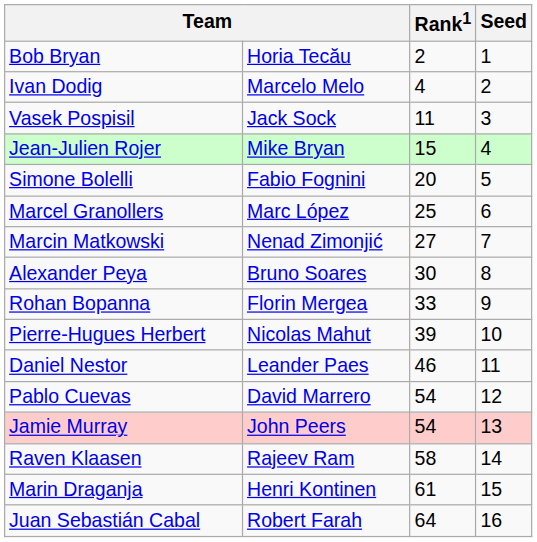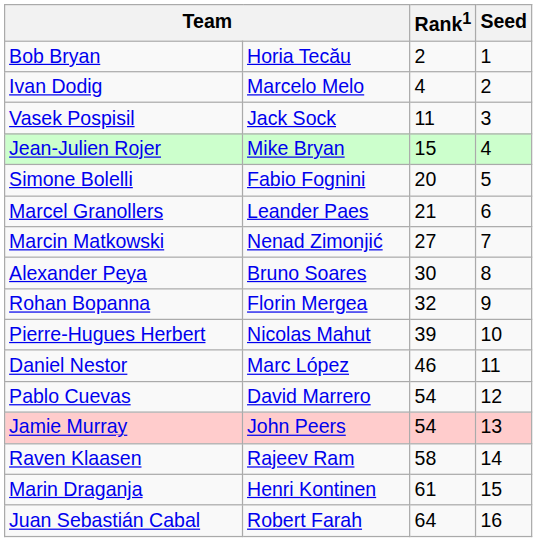(298, 211) Marc López -> (308, 211) Leander Paes
(425, 211) 25 -> (425, 211) 21
(425, 303) 33 -> (425, 303) 32
(308, 365) Leander Paes -> (298, 365) Marc López
